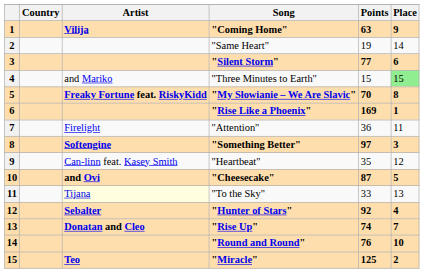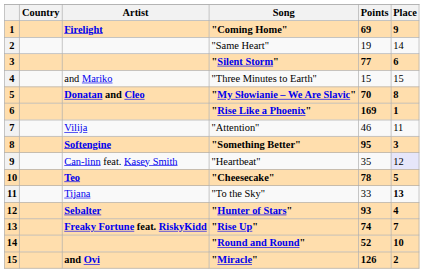(76, 29) Vilija -> (84, 29) Firelight
(366, 29) 63 -> (366, 29) 69
(398, 78) lightgreen background -> (398, 78) no background
(136, 95) Freaky Fortune feat. RiskyKidd -> (104, 95) Donatan and Cleo
(82, 128) Firelight -> (76, 128) Vilija
(366, 128) 36 -> (366, 128) 46
(366, 144) 97 -> (366, 144) 95
(398, 161) no background -> (398, 161) lavender background
(82, 177) and Ovi -> (72, 177) Teo
(366, 177) 87 -> (366, 177) 78
(77, 194) lightyellow background -> (77, 194) no background
(398, 194) normal -> (398, 194) bold
(366, 210) 92 -> (366, 210) 93
(104, 227) Donatan and Cleo -> (136, 227) Freaky Fortune feat. RiskyKidd
(366, 243) 76 -> (366, 243) 52
(72, 260) Teo -> (82, 260) and Ovi
(369, 260) 125 -> (369, 260) 126
